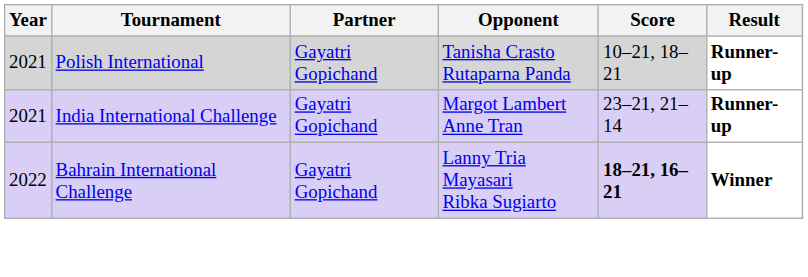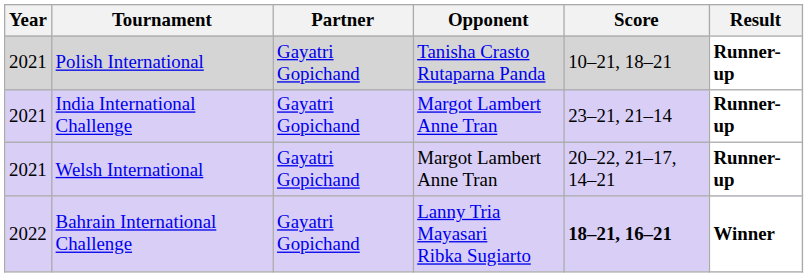+ row: (129, 169)
